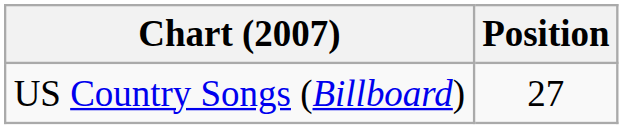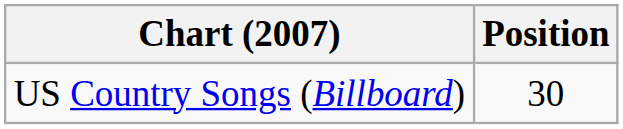(546, 92) 27 -> (546, 92) 30
